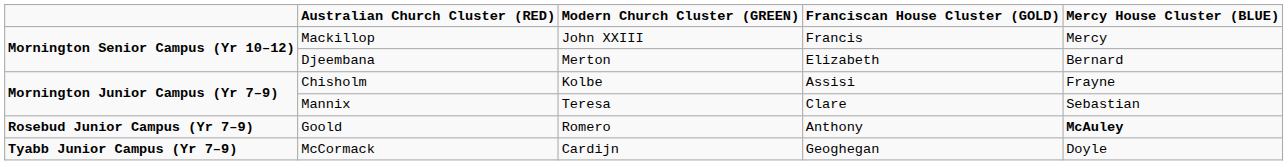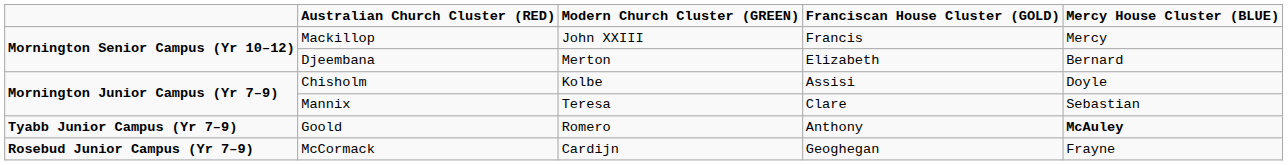(1091, 82) Frayne -> (1087, 82) Doyle
(131, 127) Rosebud Junior Campus (Yr 7–9) -> (123, 127) Tyabb Junior Campus (Yr 7–9)
(123, 149) Tyabb Junior Campus (Yr 7–9) -> (131, 149) Rosebud Junior Campus (Yr 7–9)
(1087, 149) Doyle -> (1091, 149) Frayne
